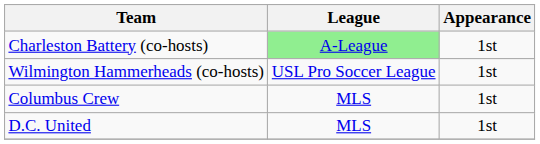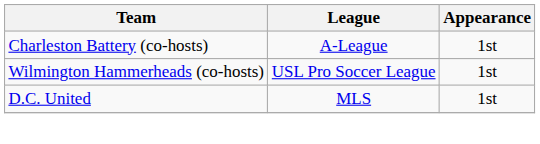(354, 44) lightgreen background -> (354, 44) no background
- row: (64, 98)
